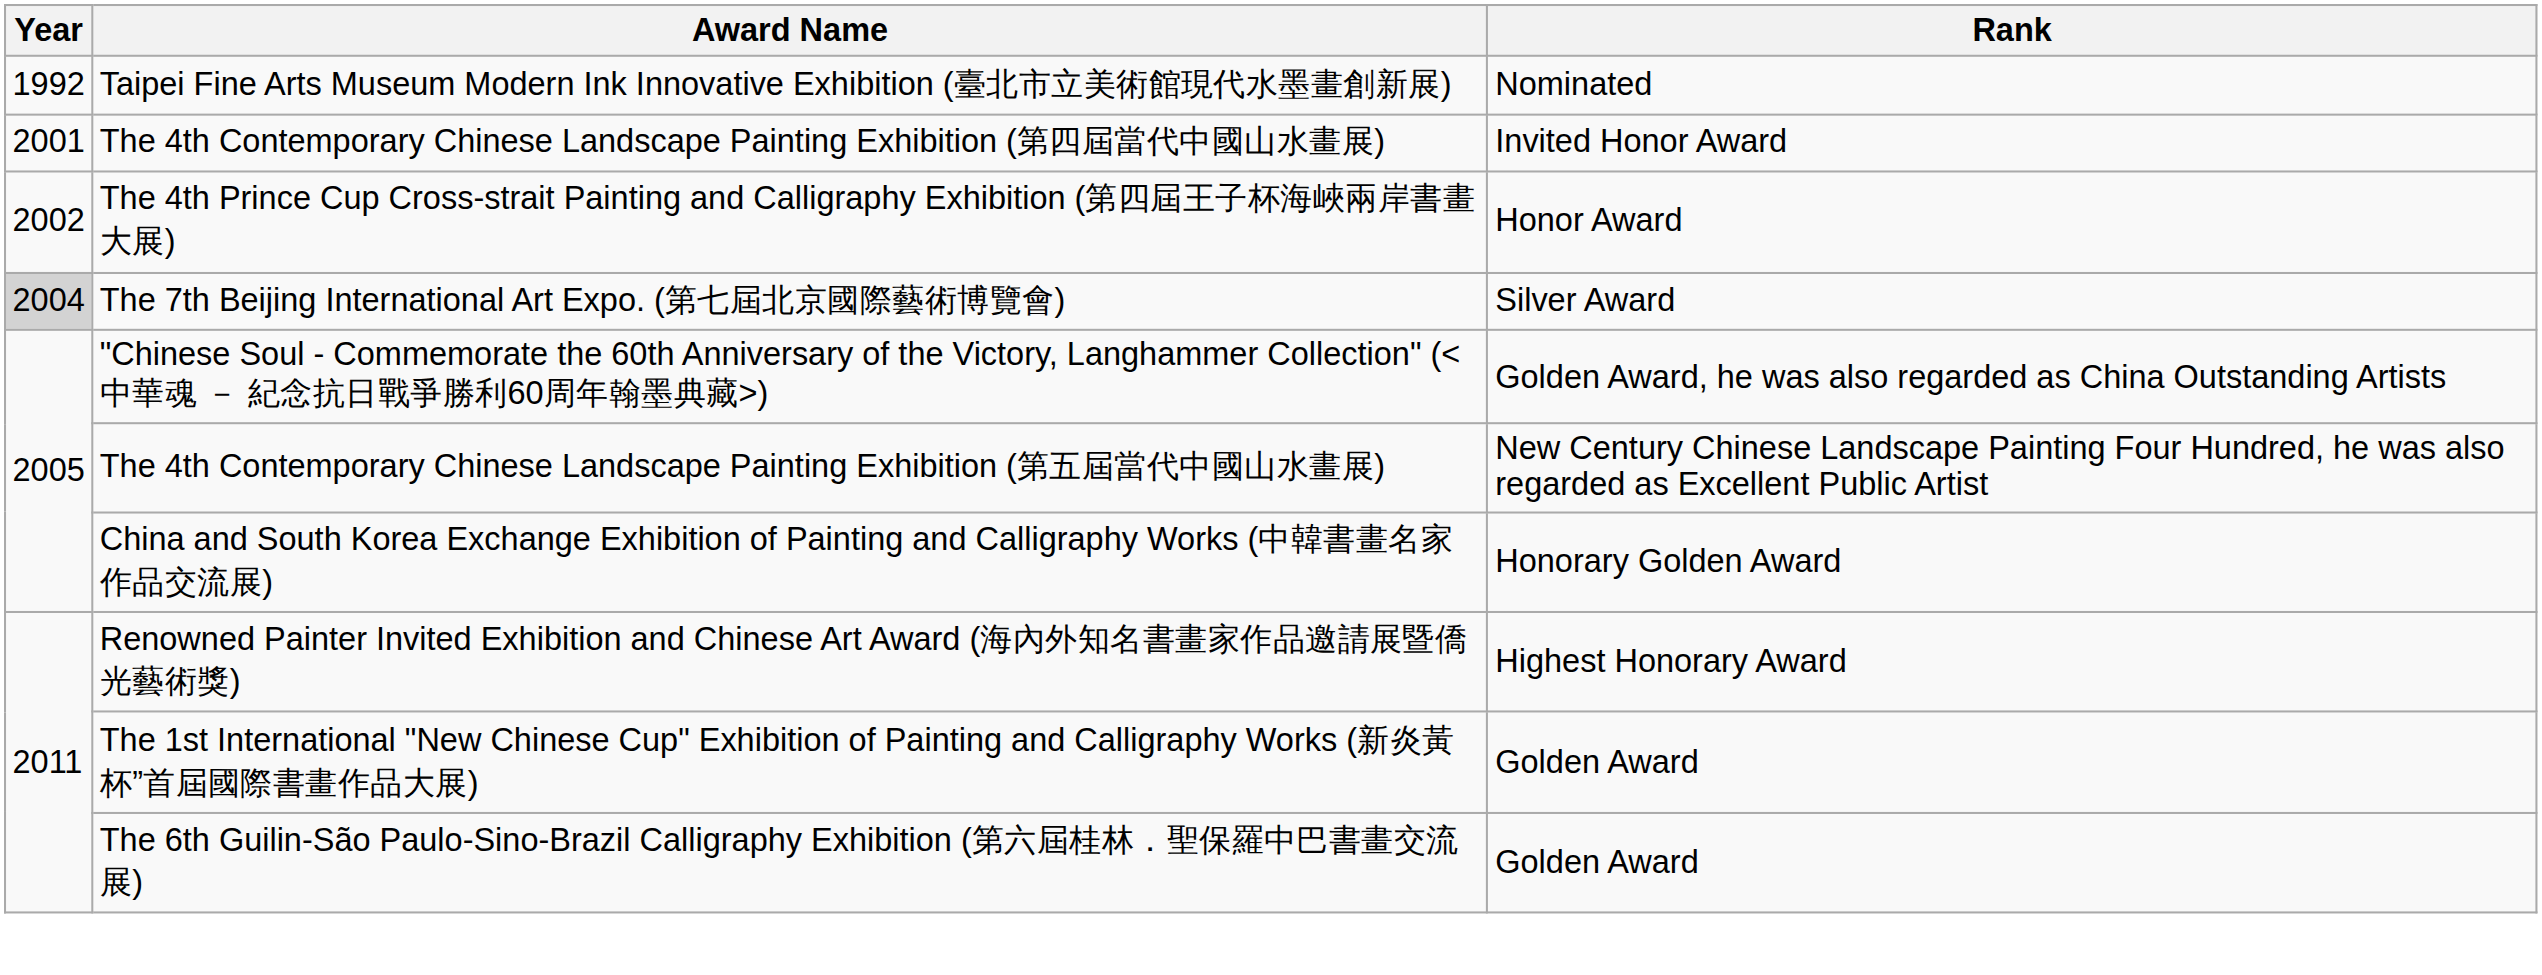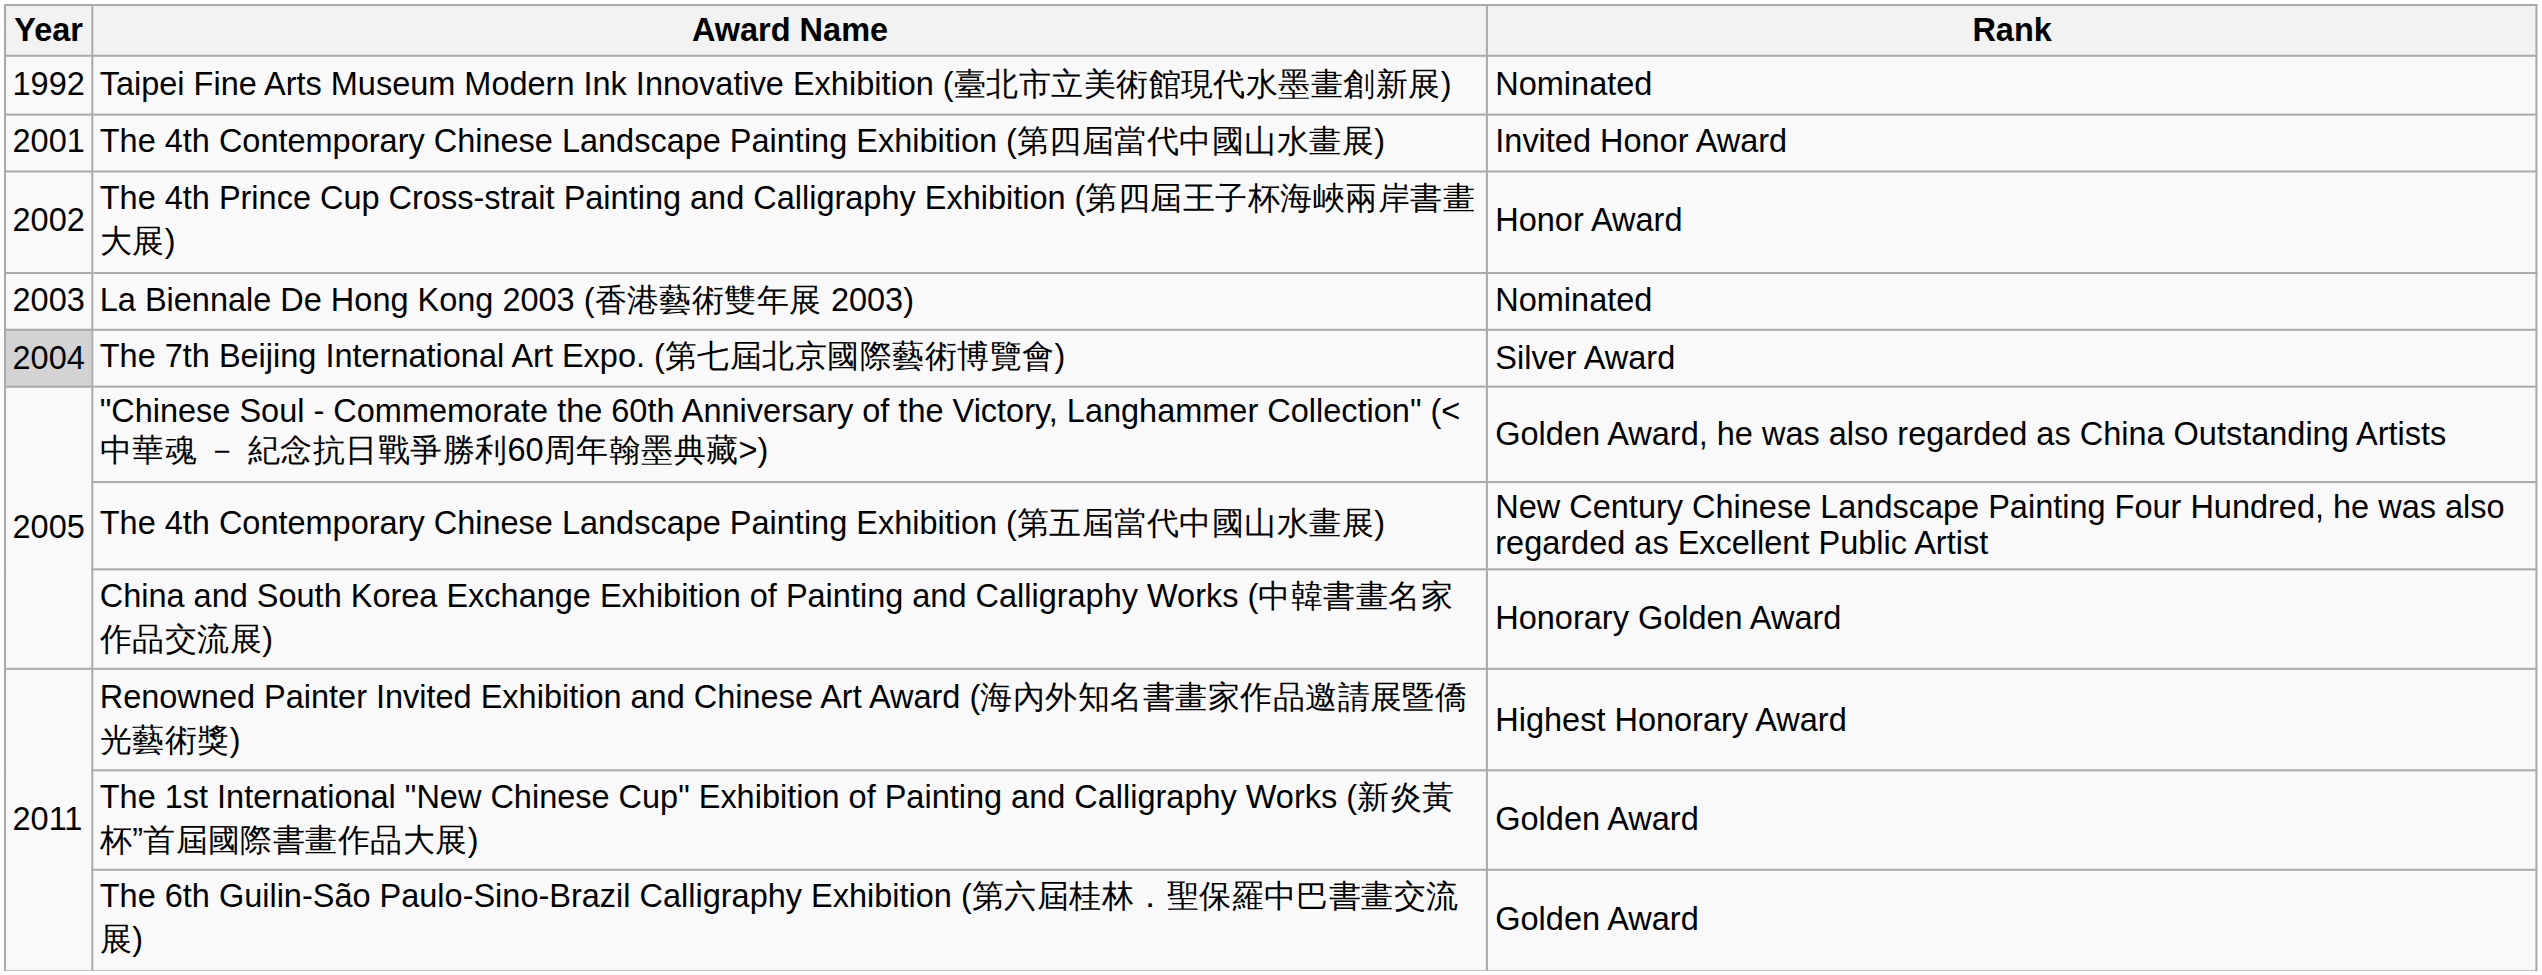+ row: (507, 299)
